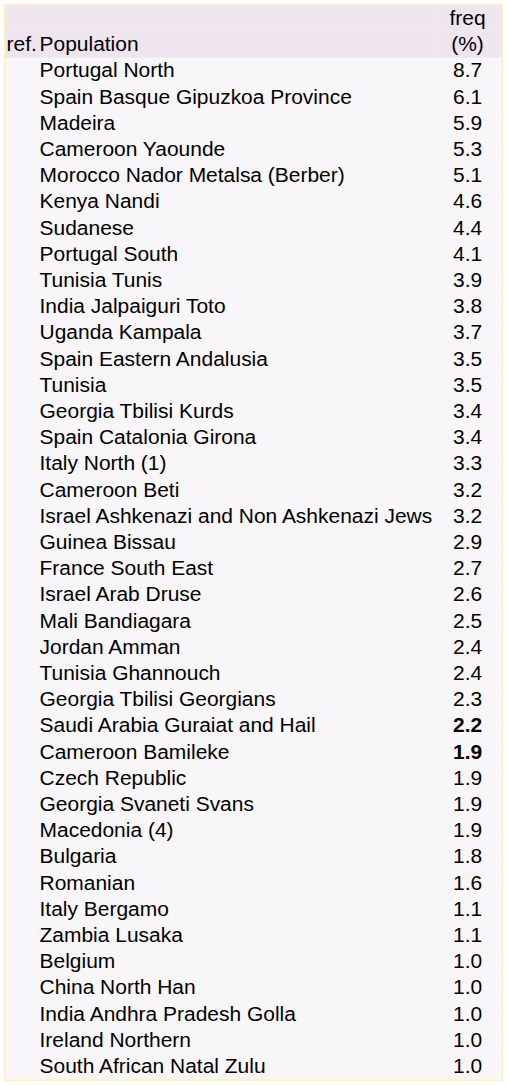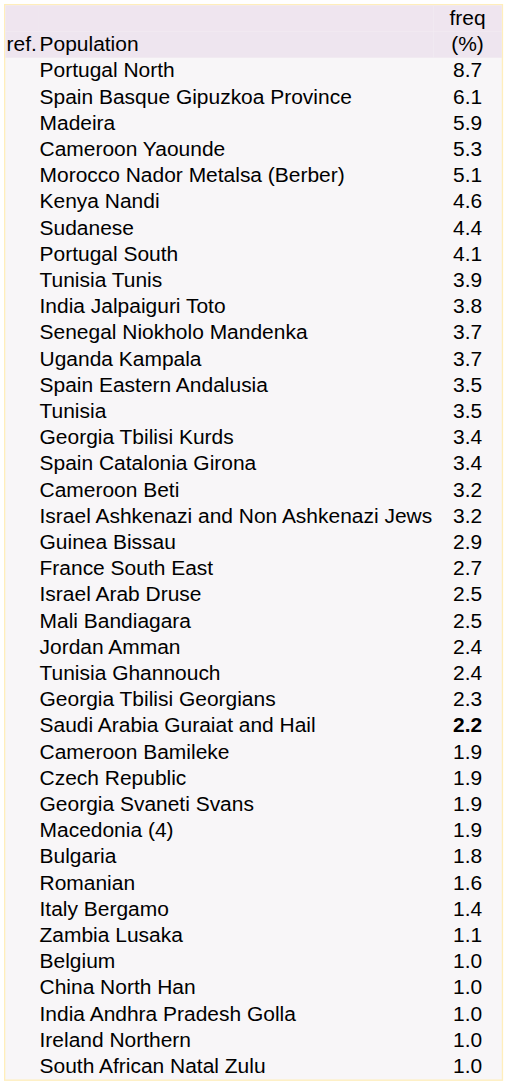+ row: (174, 332)
- row: (103, 463)
(468, 594) 2.6 -> (468, 594) 2.5
(468, 751) bold -> (468, 751) normal
(468, 909) 1.1 -> (468, 909) 1.4
